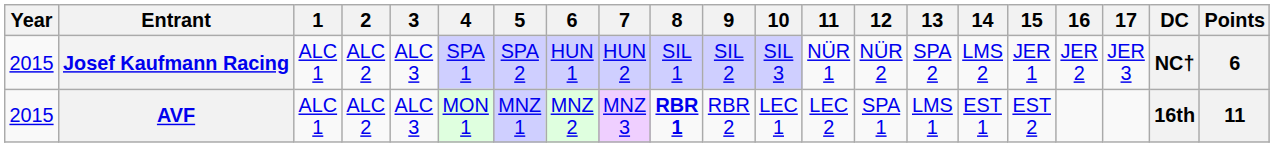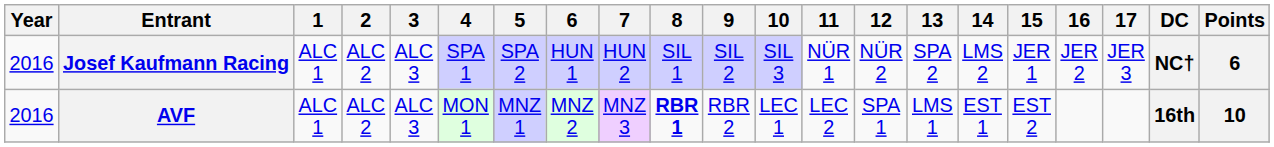(32, 62) 2015 -> (32, 62) 2016
(32, 115) 2015 -> (32, 115) 2016
(1235, 115) 11 -> (1235, 115) 10
